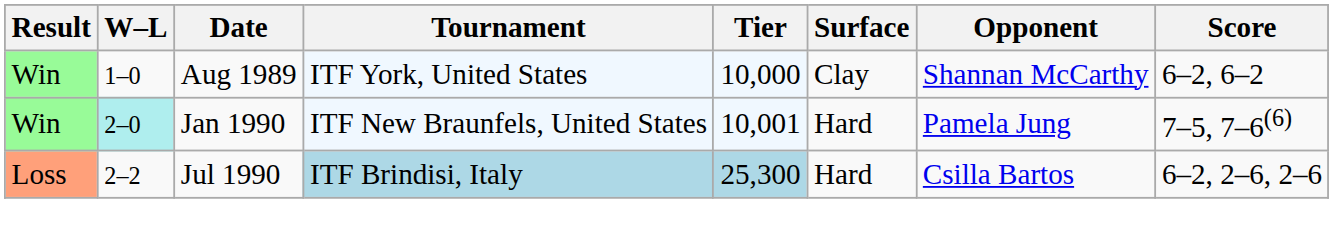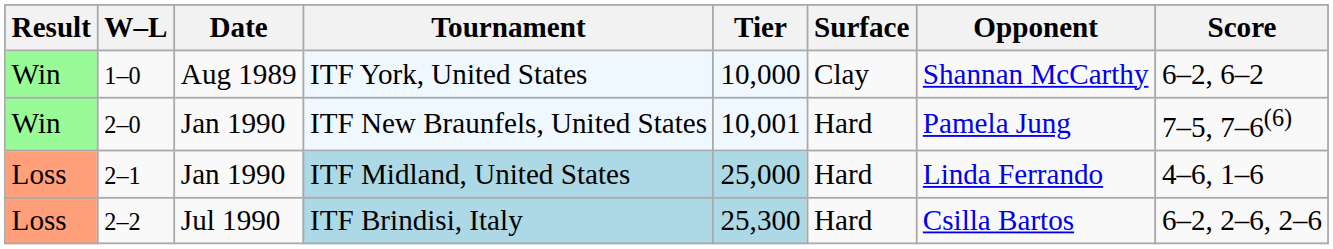(123, 125) paleturquoise background -> (123, 125) no background
+ row: (470, 174)
